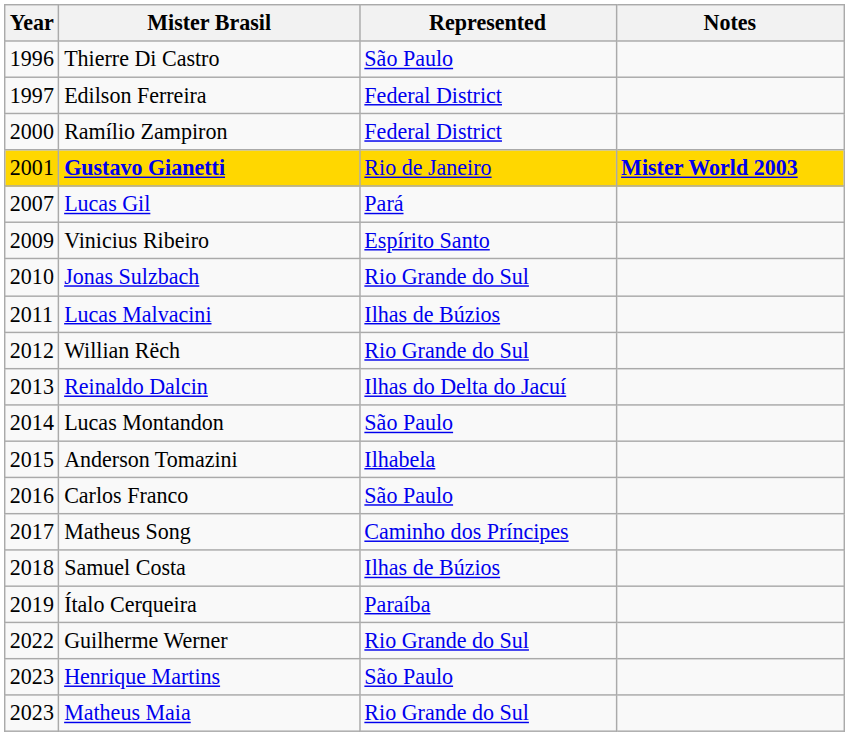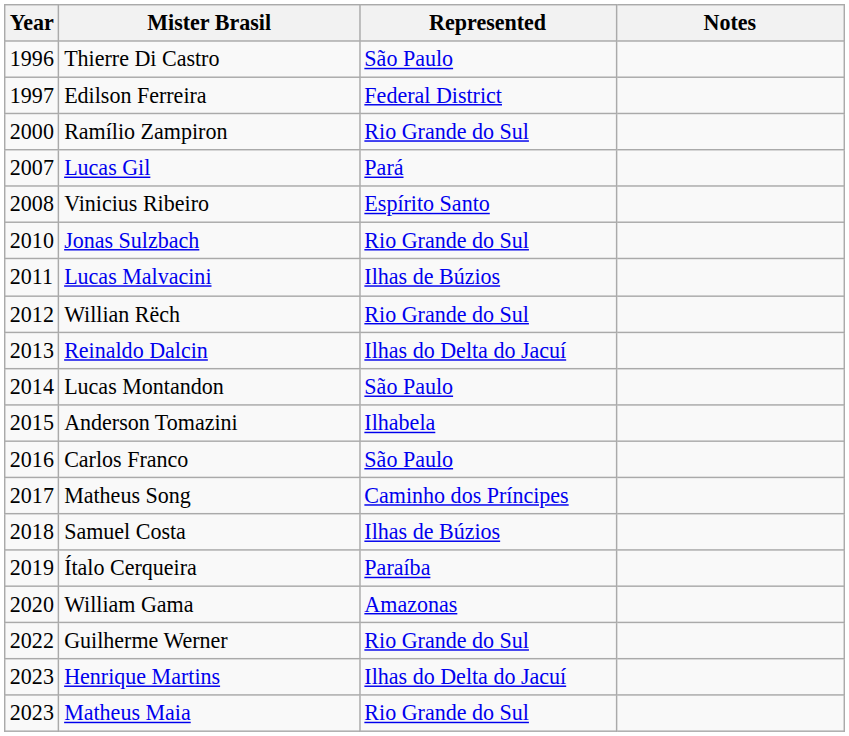(433, 131) Federal District -> (447, 131) Rio Grande do Sul
- row: (145, 168)
(32, 240) 2009 -> (32, 204) 2008
+ row: (129, 604)
(409, 676) São Paulo -> (465, 676) Ilhas do Delta do Jacuí
